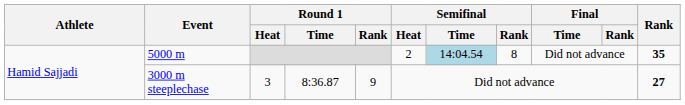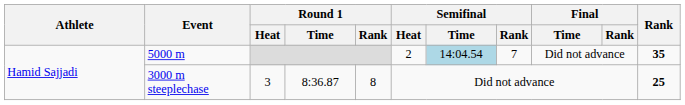(514, 55) 8 -> (514, 55) 7
(373, 82) 9 -> (373, 82) 8
(659, 82) 27 -> (659, 82) 25
